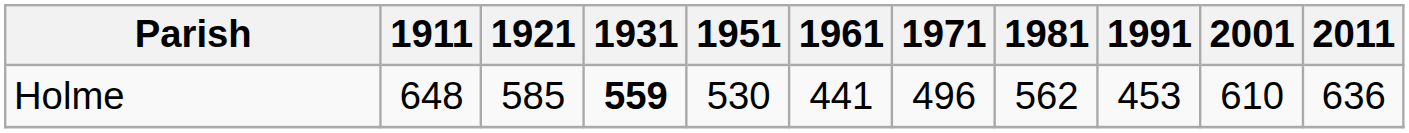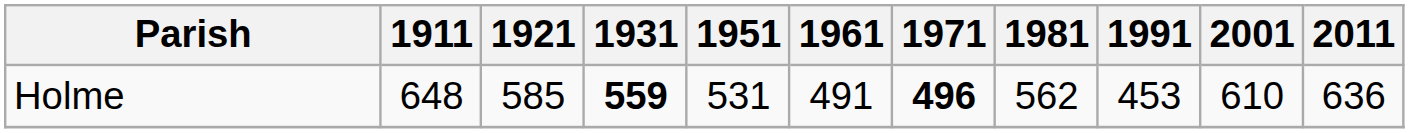(739, 95) 530 -> (739, 95) 531
(841, 95) 441 -> (841, 95) 491
(944, 95) normal -> (944, 95) bold
